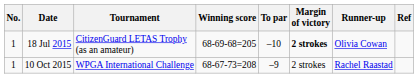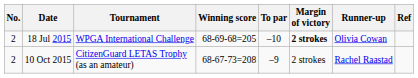(13, 44) 1 -> (13, 39) 2
(131, 44) CitizenGuard LETAS Trophy (as an amateur) -> (135, 39) WPGA International Challenge
(13, 65) 1 -> (13, 60) 2
(135, 65) WPGA International Challenge -> (131, 60) CitizenGuard LETAS Trophy (as an amateur)
